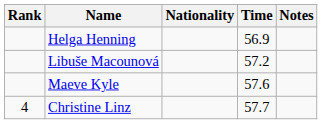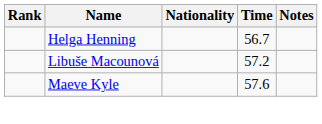(257, 38) 56.9 -> (257, 38) 56.7
- row: (89, 107)
